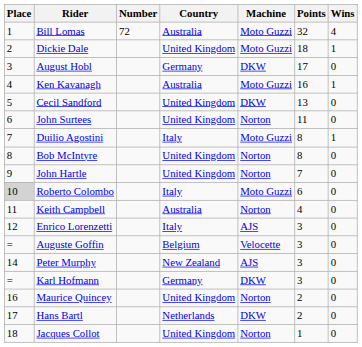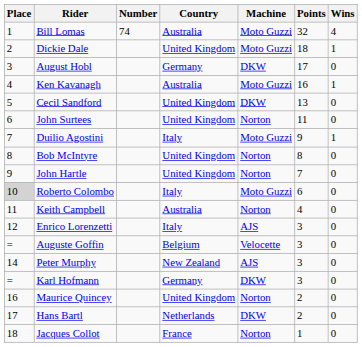(124, 31) 72 -> (124, 31) 74
(300, 138) 8 -> (300, 138) 9
(199, 333) United Kingdom -> (177, 333) France
